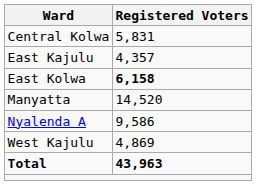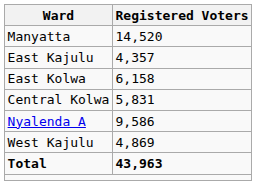rows swapped: (58, 36) <-> (39, 100)
(135, 79) bold -> (135, 79) normal
